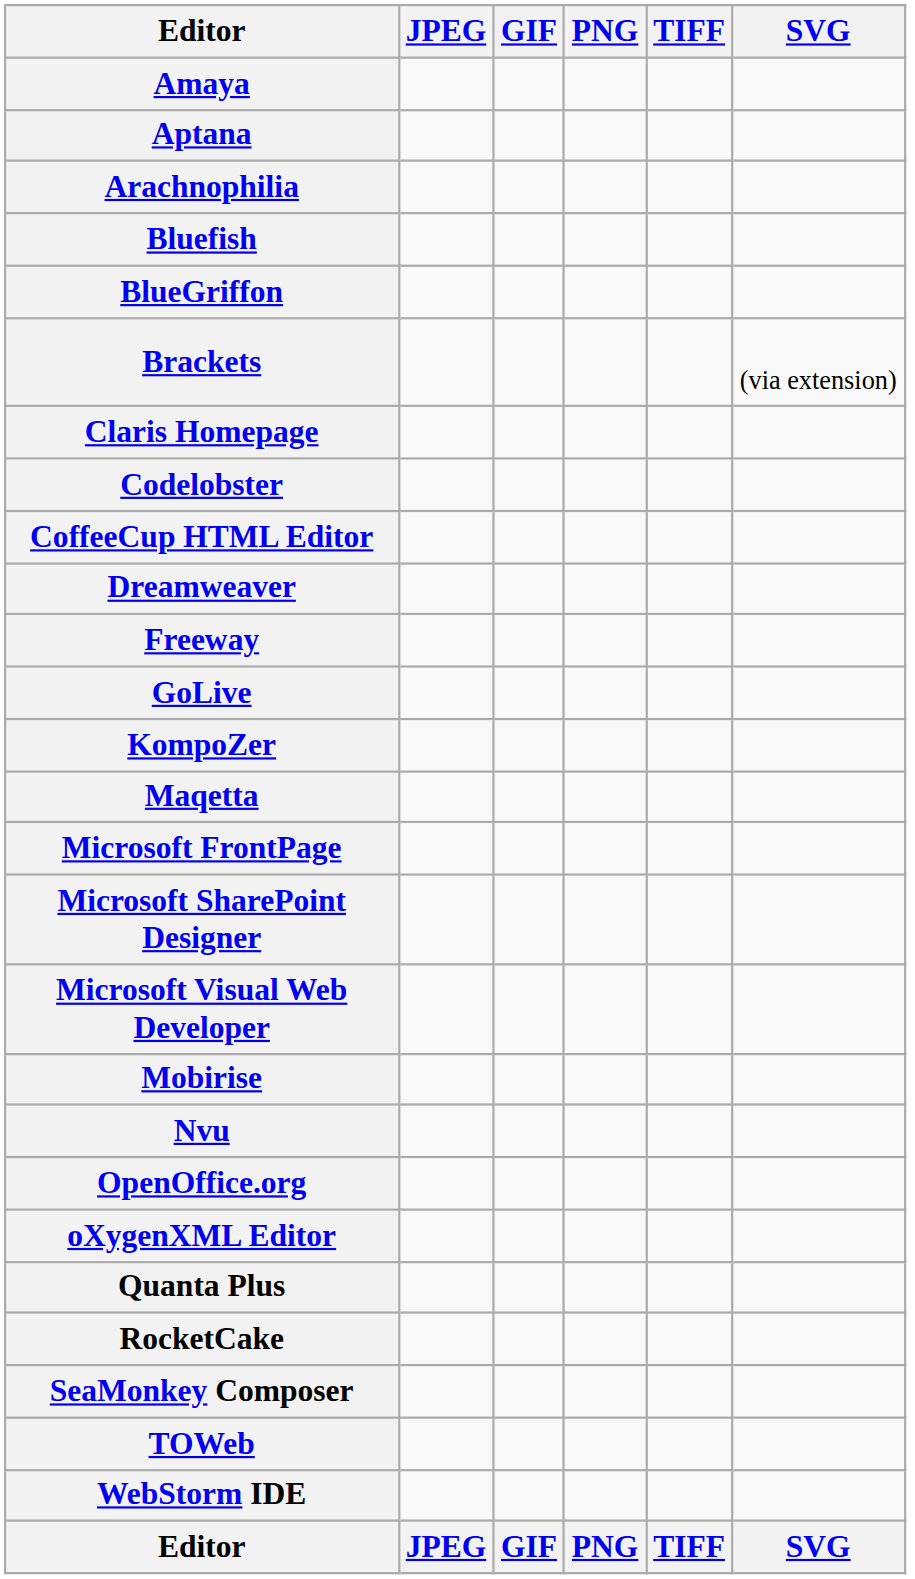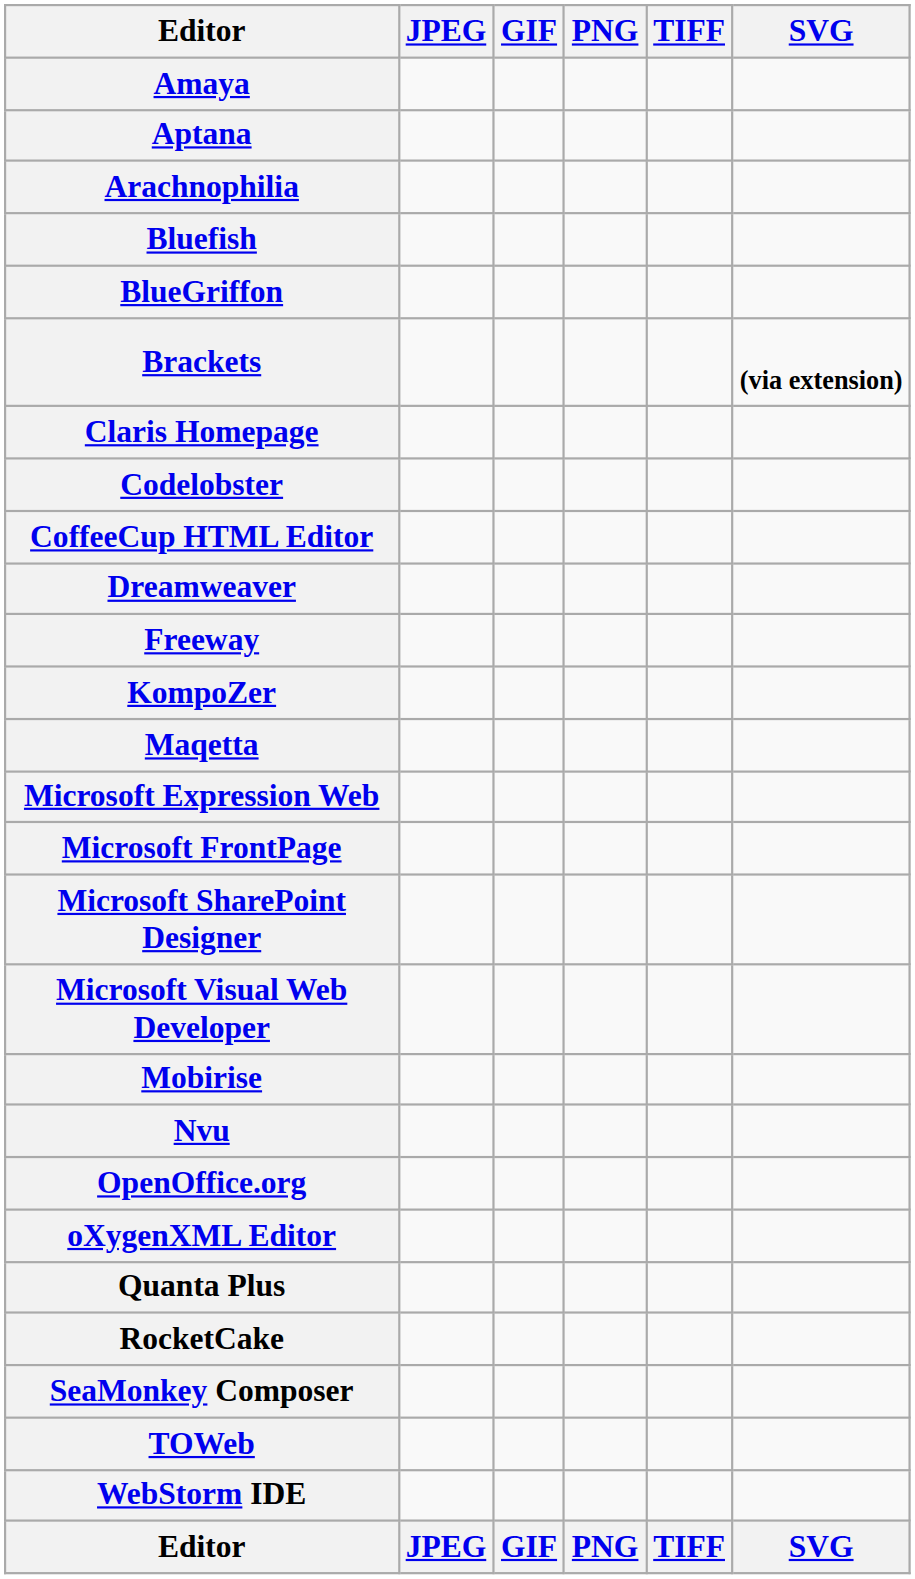(818, 382) normal -> (821, 380) bold
- row: (202, 692)
+ row: (202, 796)
